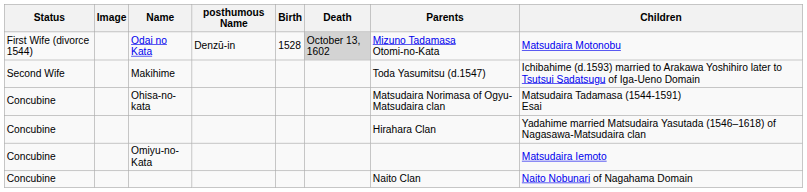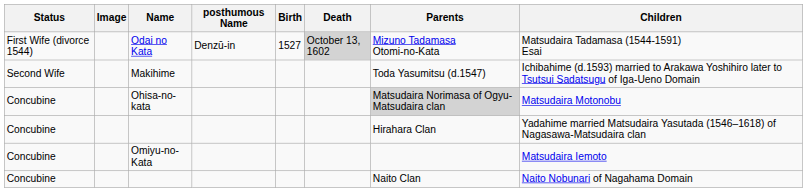(290, 46) 1528 -> (290, 46) 1527
(571, 46) Matsudaira Motonobu -> (601, 46) Matsudaira Tadamasa (1544-1591) Esai
(443, 101) no background -> (443, 101) lightgrey background
(601, 101) Matsudaira Tadamasa (1544-1591) Esai -> (571, 101) Matsudaira Motonobu
